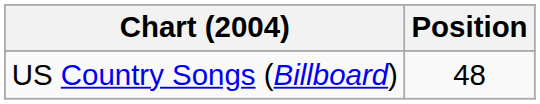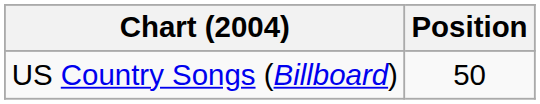(470, 74) 48 -> (470, 74) 50
